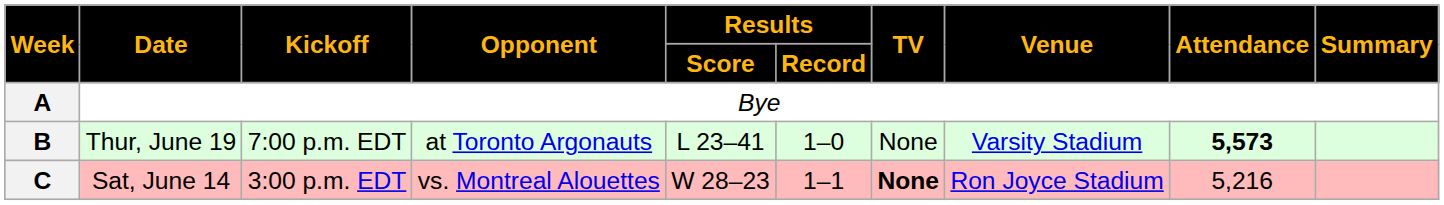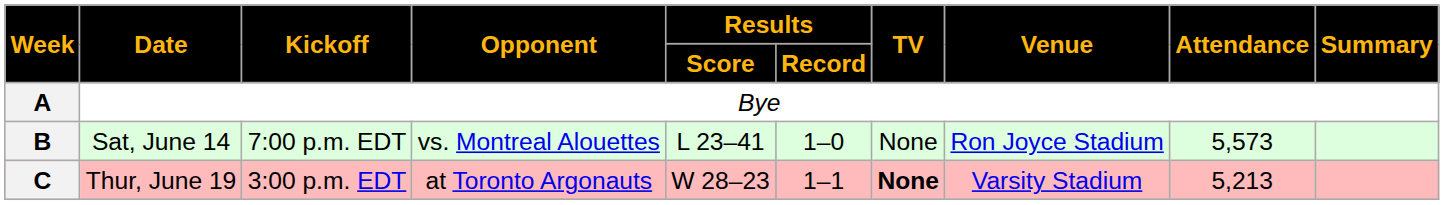(161, 141) Thur, June 19 -> (161, 141) Sat, June 14
(539, 141) at Toronto Argonauts -> (539, 141) vs. Montreal Alouettes
(1057, 141) Varsity Stadium -> (1057, 141) Ron Joyce Stadium
(1242, 141) bold -> (1242, 141) normal
(161, 180) Sat, June 14 -> (161, 180) Thur, June 19
(539, 180) vs. Montreal Alouettes -> (539, 180) at Toronto Argonauts
(1057, 180) Ron Joyce Stadium -> (1057, 180) Varsity Stadium
(1242, 180) 5,216 -> (1242, 180) 5,213
